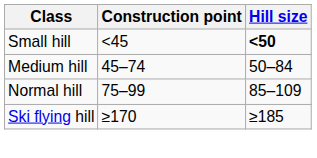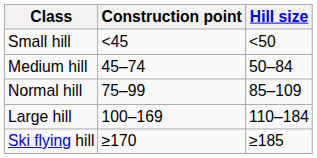(262, 41) bold -> (262, 41) normal
+ row: (40, 116)
